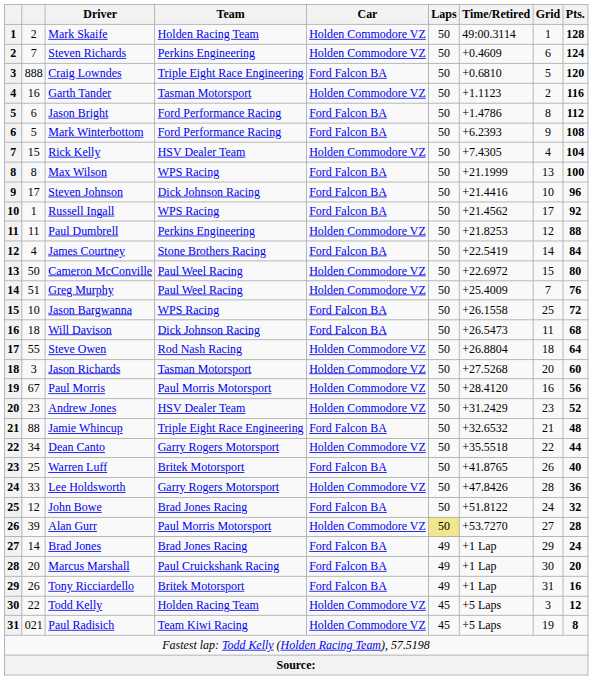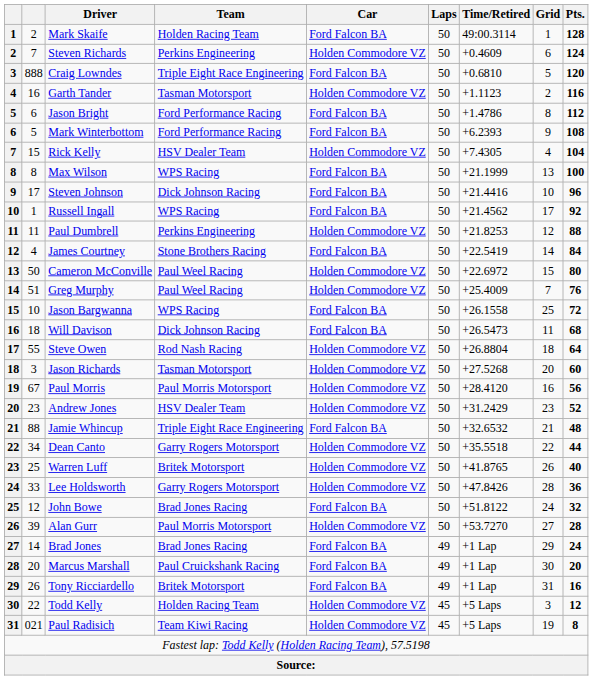(367, 34) Holden Commodore VZ -> (348, 34) Ford Falcon BA
(348, 468) Ford Falcon BA -> (367, 468) Holden Commodore VZ
(444, 527) khaki background -> (444, 527) no background
